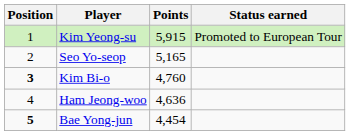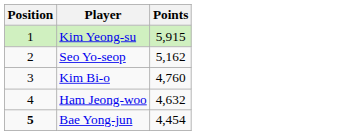- column: (268, 15)
(171, 57) 5,165 -> (171, 57) 5,162
(30, 78) bold -> (30, 78) normal
(171, 99) 4,636 -> (171, 99) 4,632
